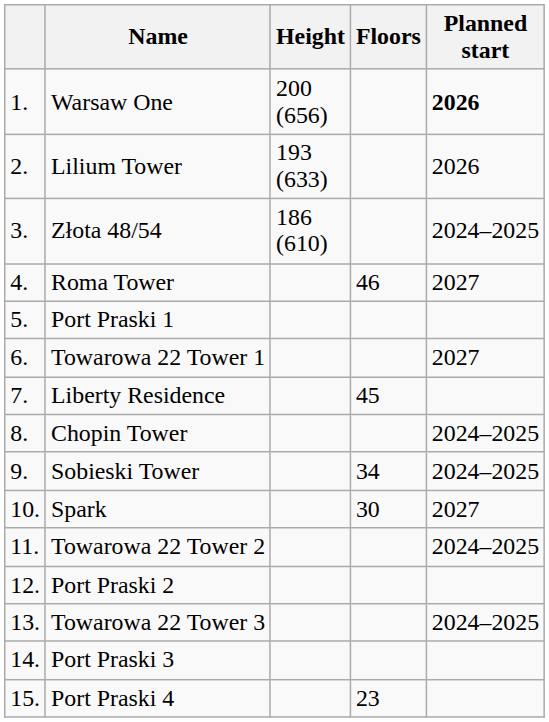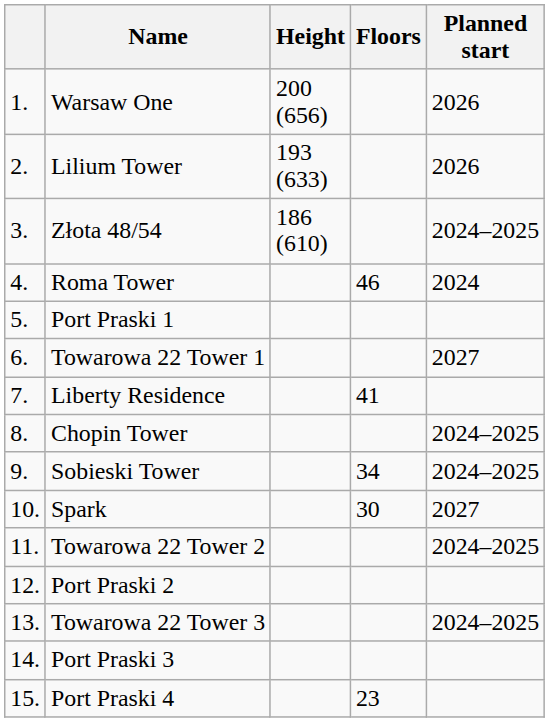(456, 101) bold -> (456, 101) normal
(456, 281) 2027 -> (456, 281) 2024
(368, 395) 45 -> (368, 395) 41
